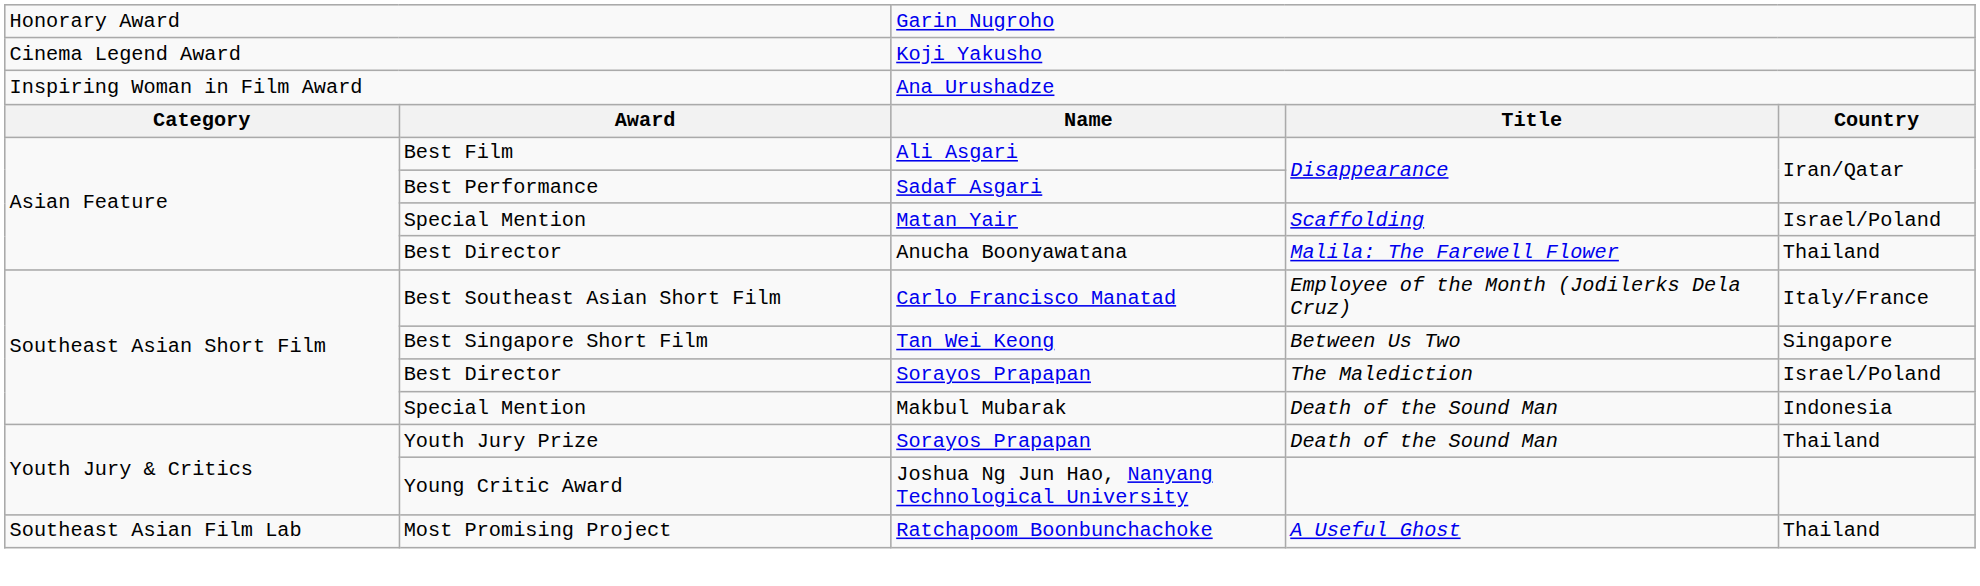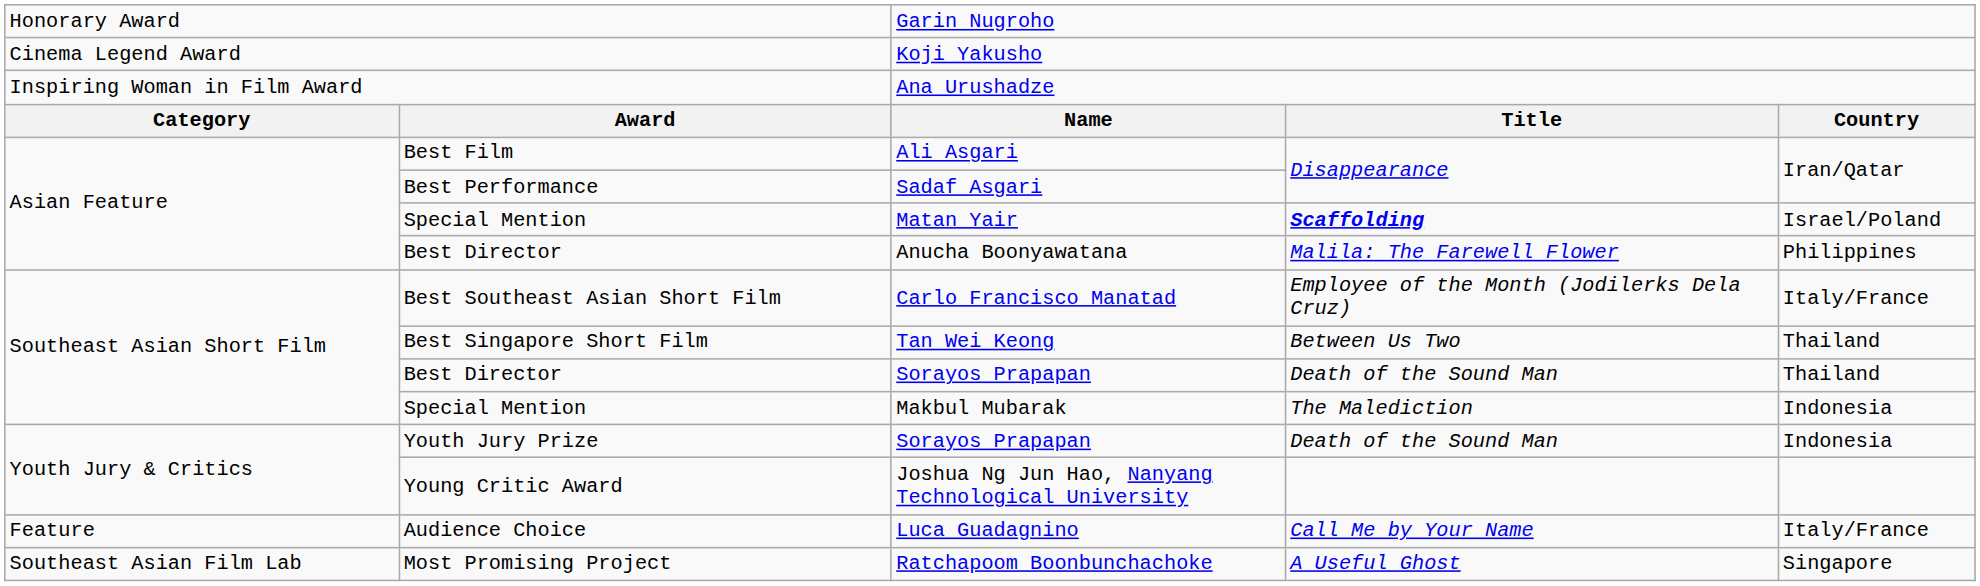(1357, 220) normal -> (1357, 220) bold
(1832, 253) Thailand -> (1850, 253) Philippines
(1838, 342) Singapore -> (1832, 342) Thailand
(1382, 375) The Malediction -> (1424, 375) Death of the Sound Man
(1862, 375) Israel/Poland -> (1832, 375) Thailand
(1424, 408) Death of the Sound Man -> (1382, 408) The Malediction
(1832, 441) Thailand -> (1838, 441) Indonesia
+ row: (495, 531)
(1832, 531) Thailand -> (1838, 564) Singapore
